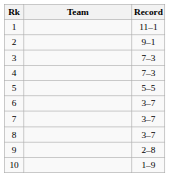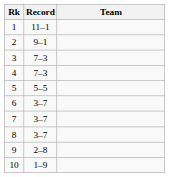columns swapped: (78, 12) <-> (148, 12)
